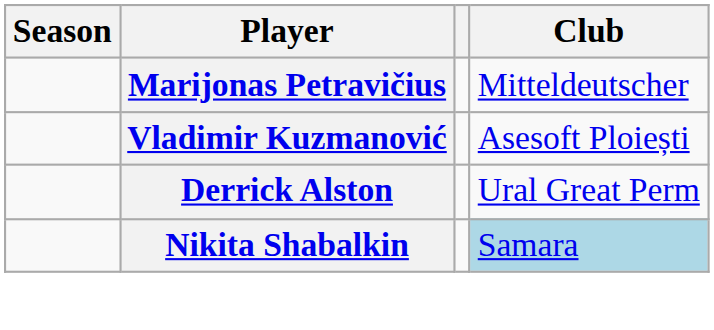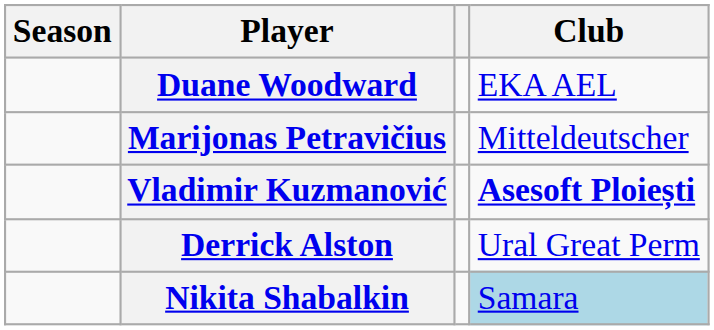+ row: (287, 84)
(584, 137) normal -> (586, 191) bold
